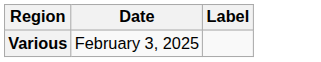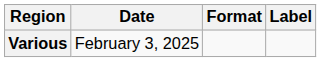+ column: (234, 17)
